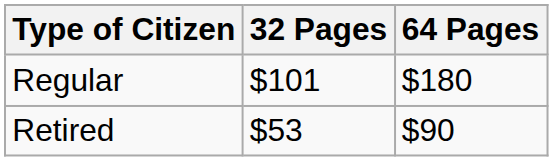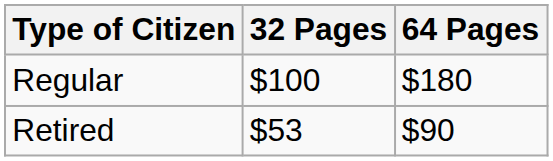(285, 79) $101 -> (285, 79) $100
